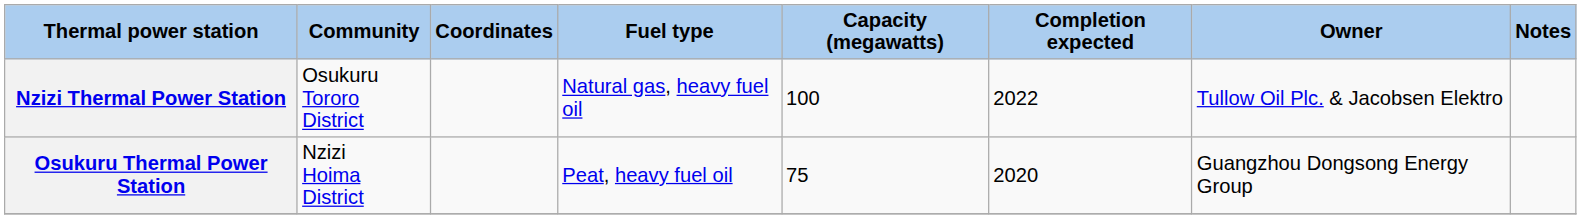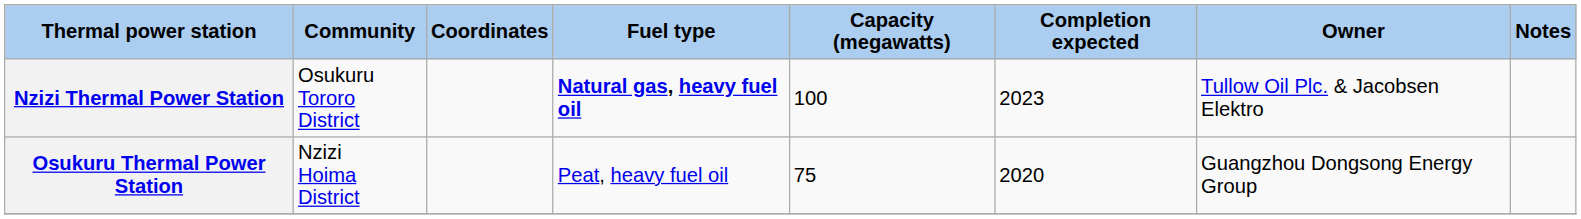(665, 97) normal -> (668, 97) bold
(1016, 97) 2022 -> (1022, 97) 2023
